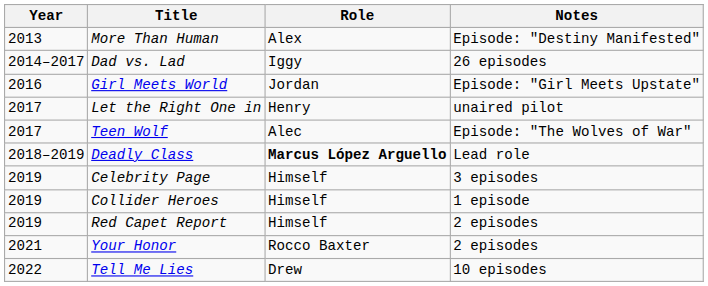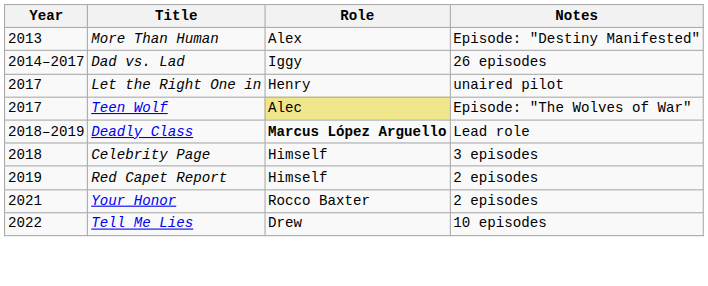- row: (159, 85)
(285, 132) no background -> (285, 108) khaki background
(25, 178) 2019 -> (25, 155) 2018
- row: (155, 201)
